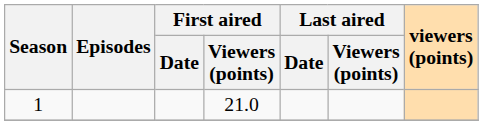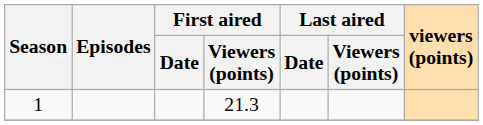(242, 104) 21.0 -> (242, 104) 21.3
